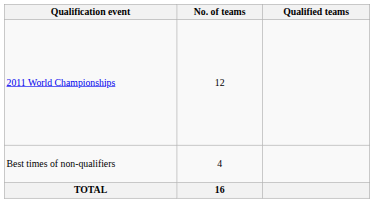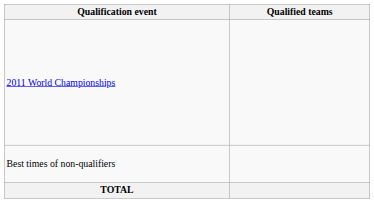- column: (220, 12)
